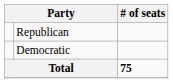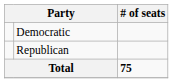rows swapped: (43, 31) <-> (43, 50)
